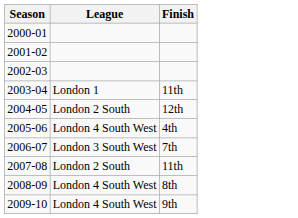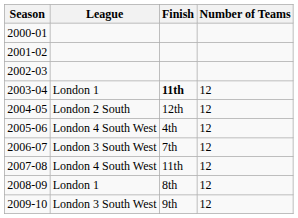+ column: (245, 14)
(172, 90) normal -> (173, 90) bold
(91, 166) London 2 South -> (105, 166) London 4 South West
(105, 185) London 4 South West -> (76, 185) London 1
(105, 204) London 4 South West -> (105, 204) London 3 South West
